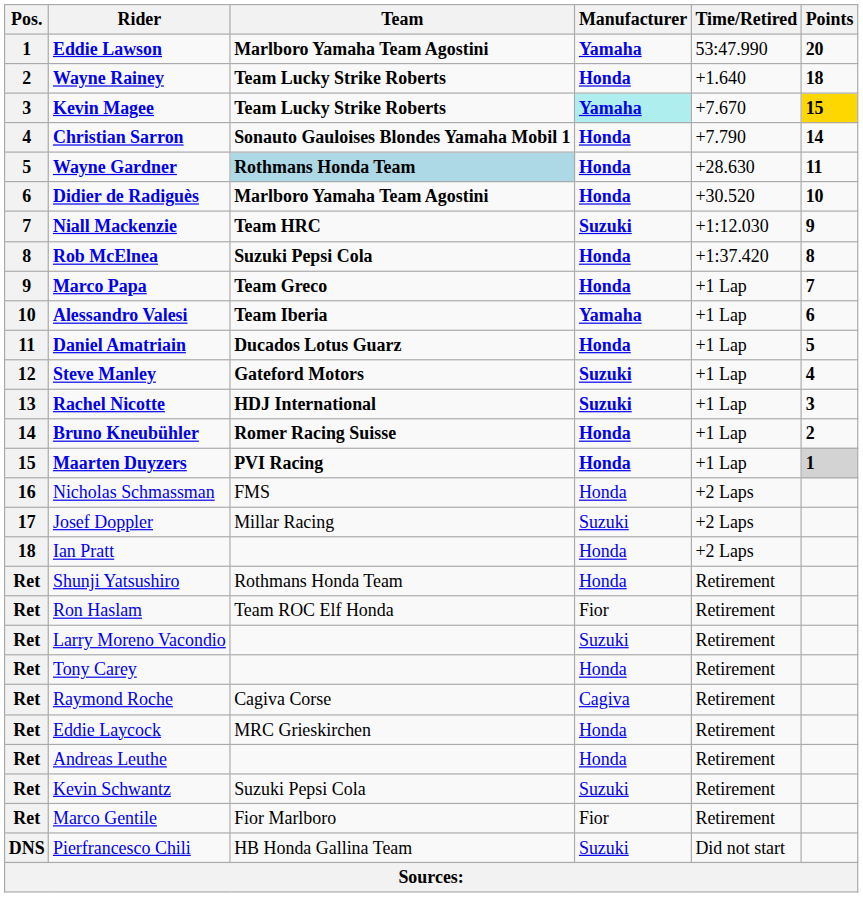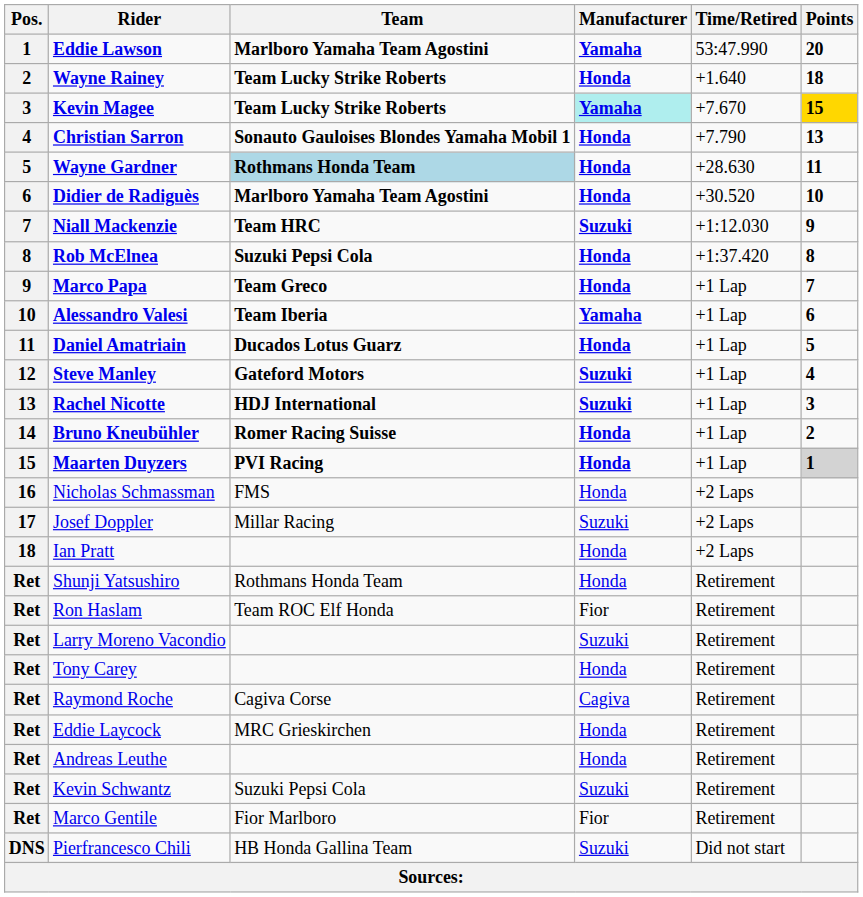(815, 137) 14 -> (815, 137) 13
